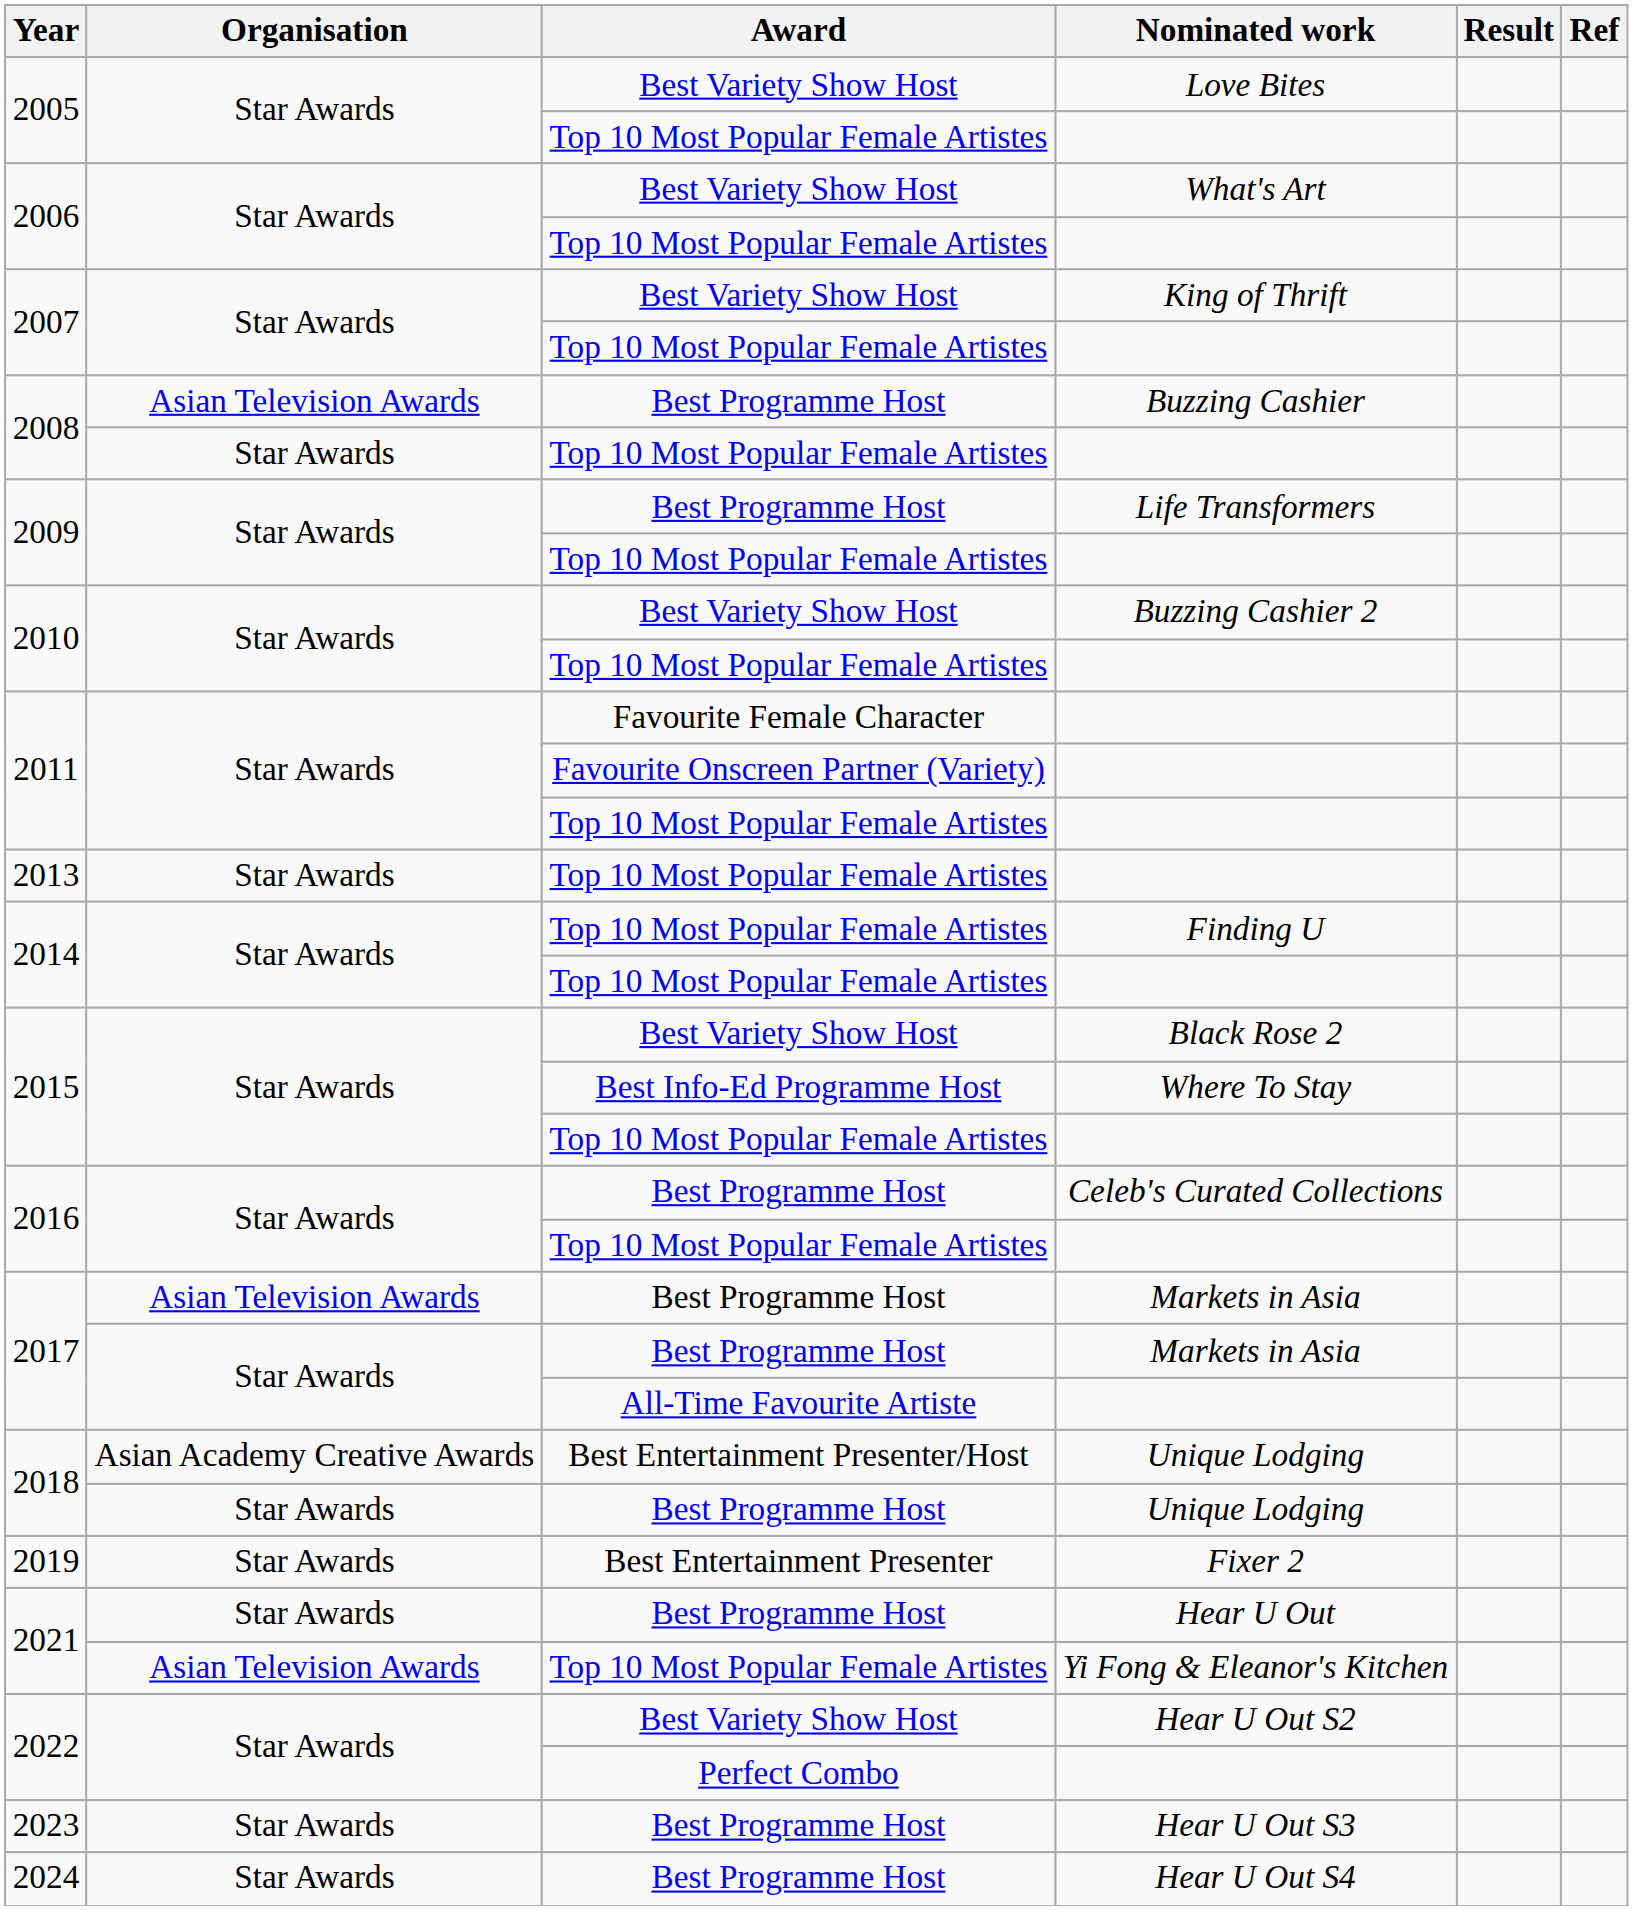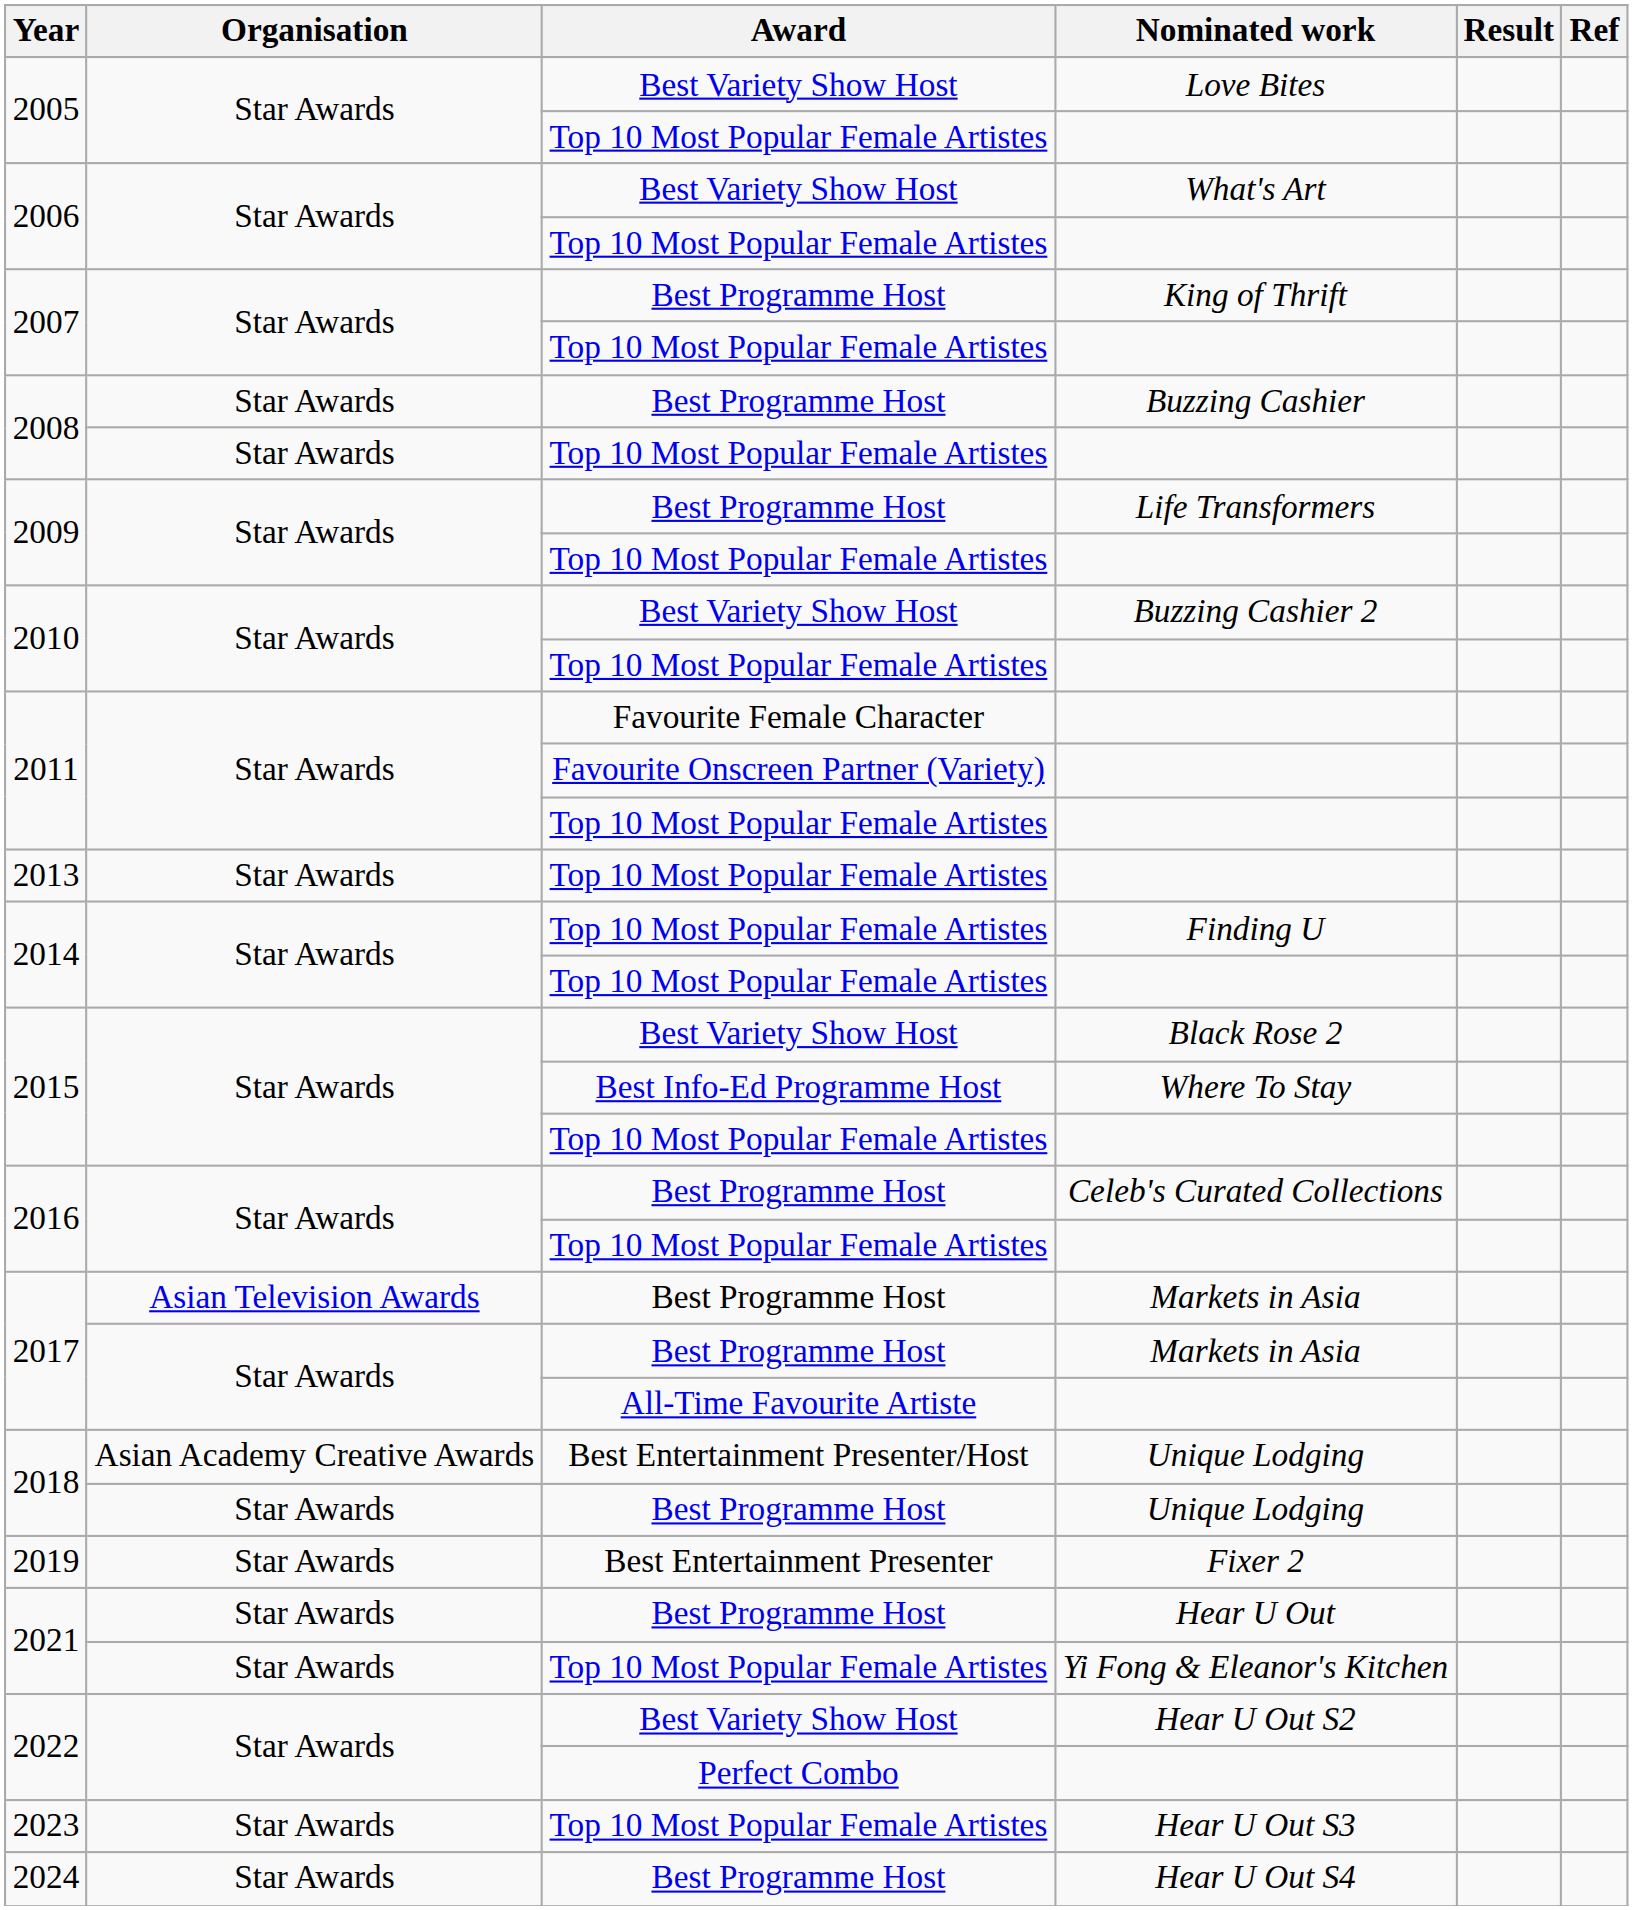(798, 294) Best Variety Show Host -> (798, 294) Best Programme Host
(314, 400) Asian Television Awards -> (314, 400) Star Awards
(314, 1667) Asian Television Awards -> (314, 1667) Star Awards
(798, 1825) Best Programme Host -> (798, 1825) Top 10 Most Popular Female Artistes
